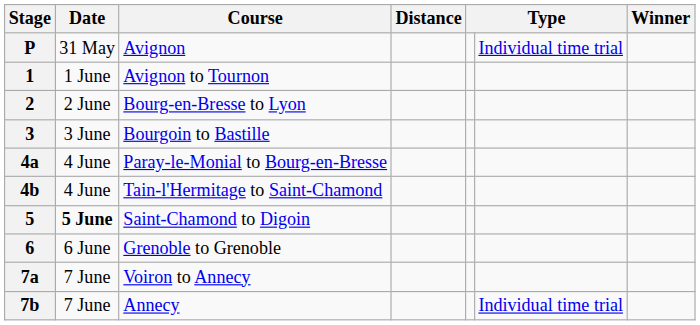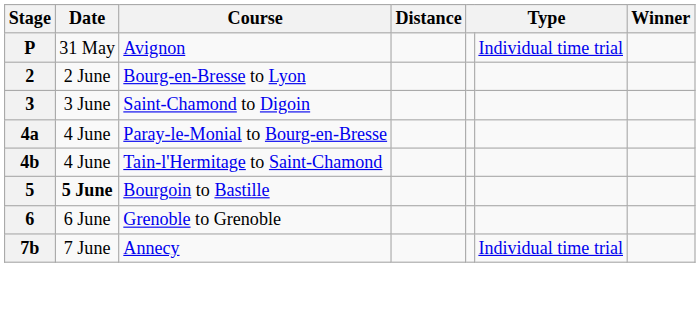- row: (30, 76)
(196, 133) Bourgoin to Bastille -> (217, 104) Saint-Chamond to Digoin
(217, 219) Saint-Chamond to Digoin -> (196, 190) Bourgoin to Bastille
- row: (30, 276)
